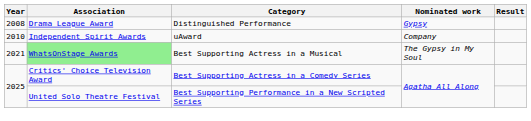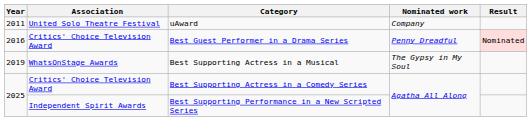- row: (232, 23)
(16, 36) 2010 -> (16, 23) 2011
(87, 36) Independent Spirit Awards -> (94, 23) United Solo Theatre Festival
+ row: (259, 41)
(16, 53) 2021 -> (16, 62) 2019
(73, 53) lightgreen background -> (73, 62) no background
(94, 97) United Solo Theatre Festival -> (87, 106) Independent Spirit Awards
